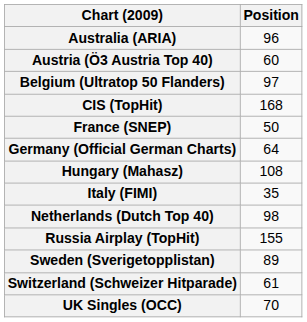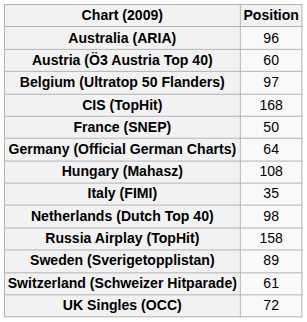(271, 238) 155 -> (271, 238) 158
(271, 305) 70 -> (271, 305) 72
